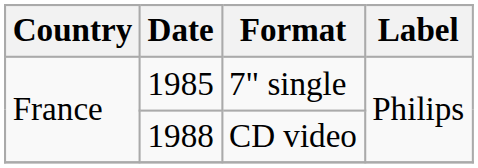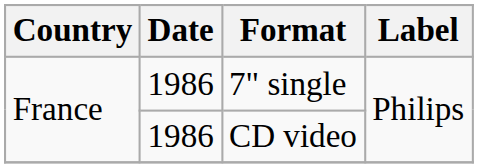(181, 83) 1985 -> (181, 83) 1986
(181, 135) 1988 -> (181, 135) 1986
